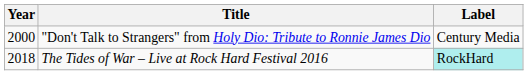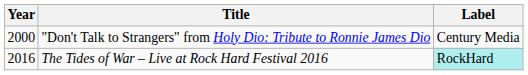(21, 59) 2018 -> (21, 59) 2016
